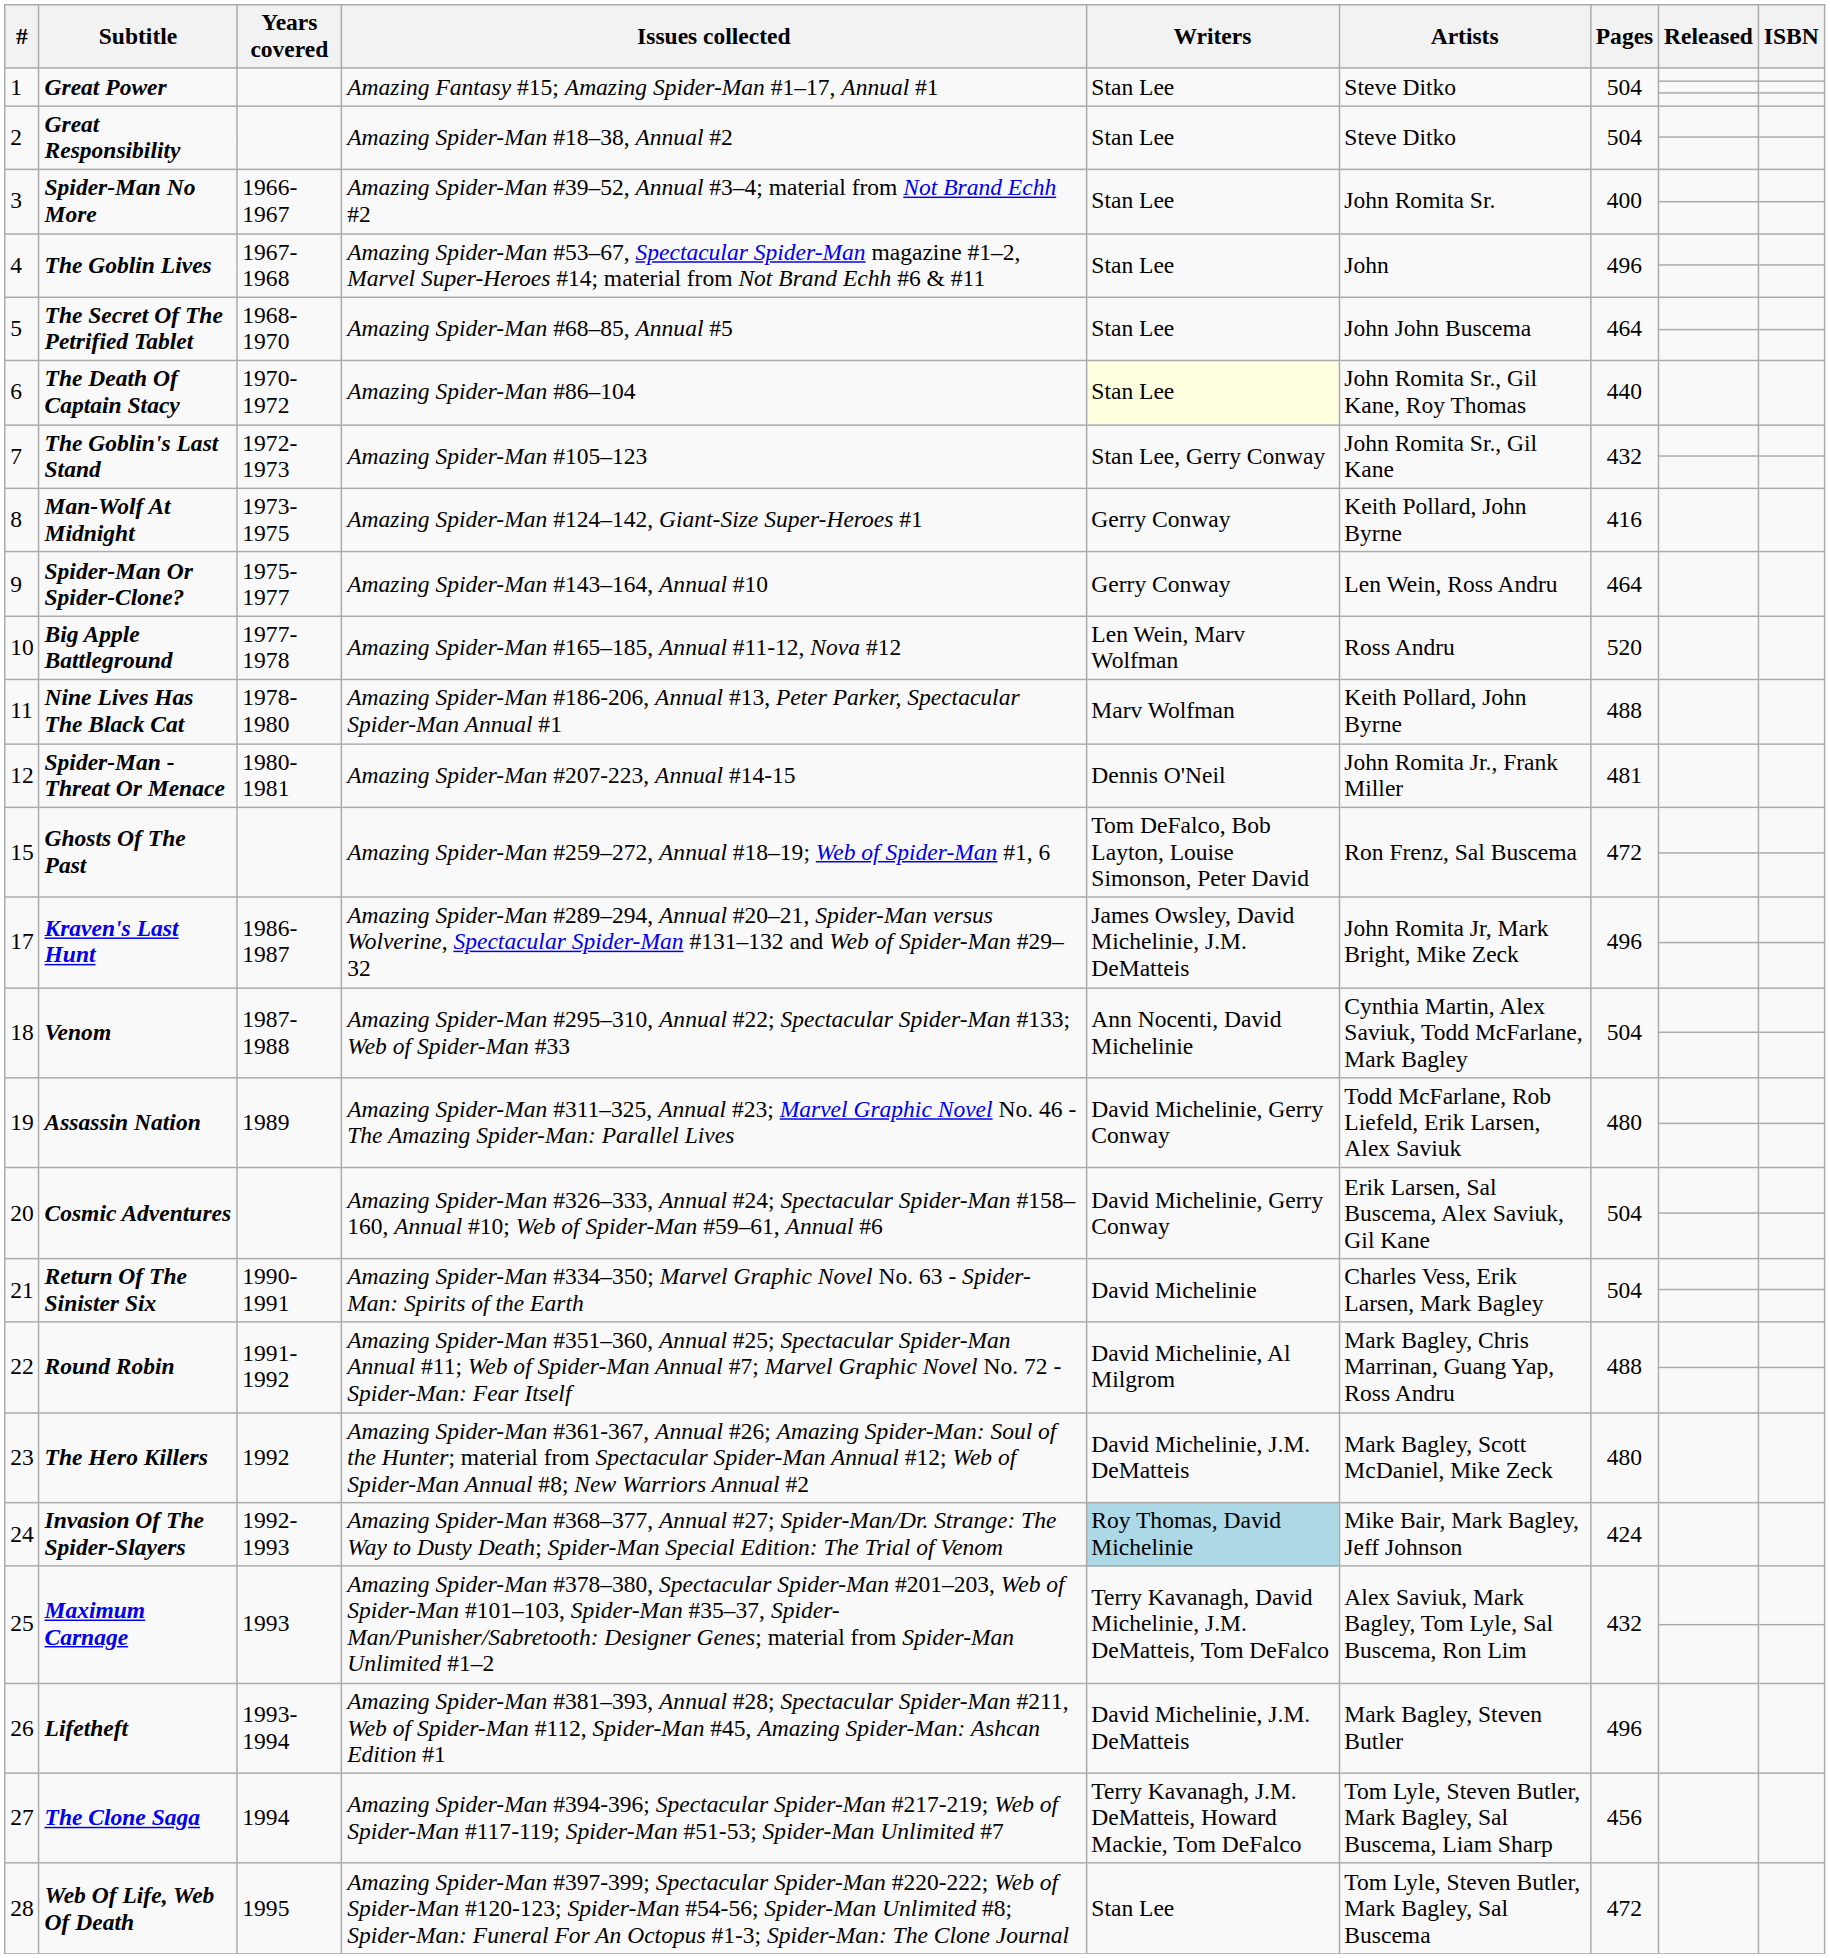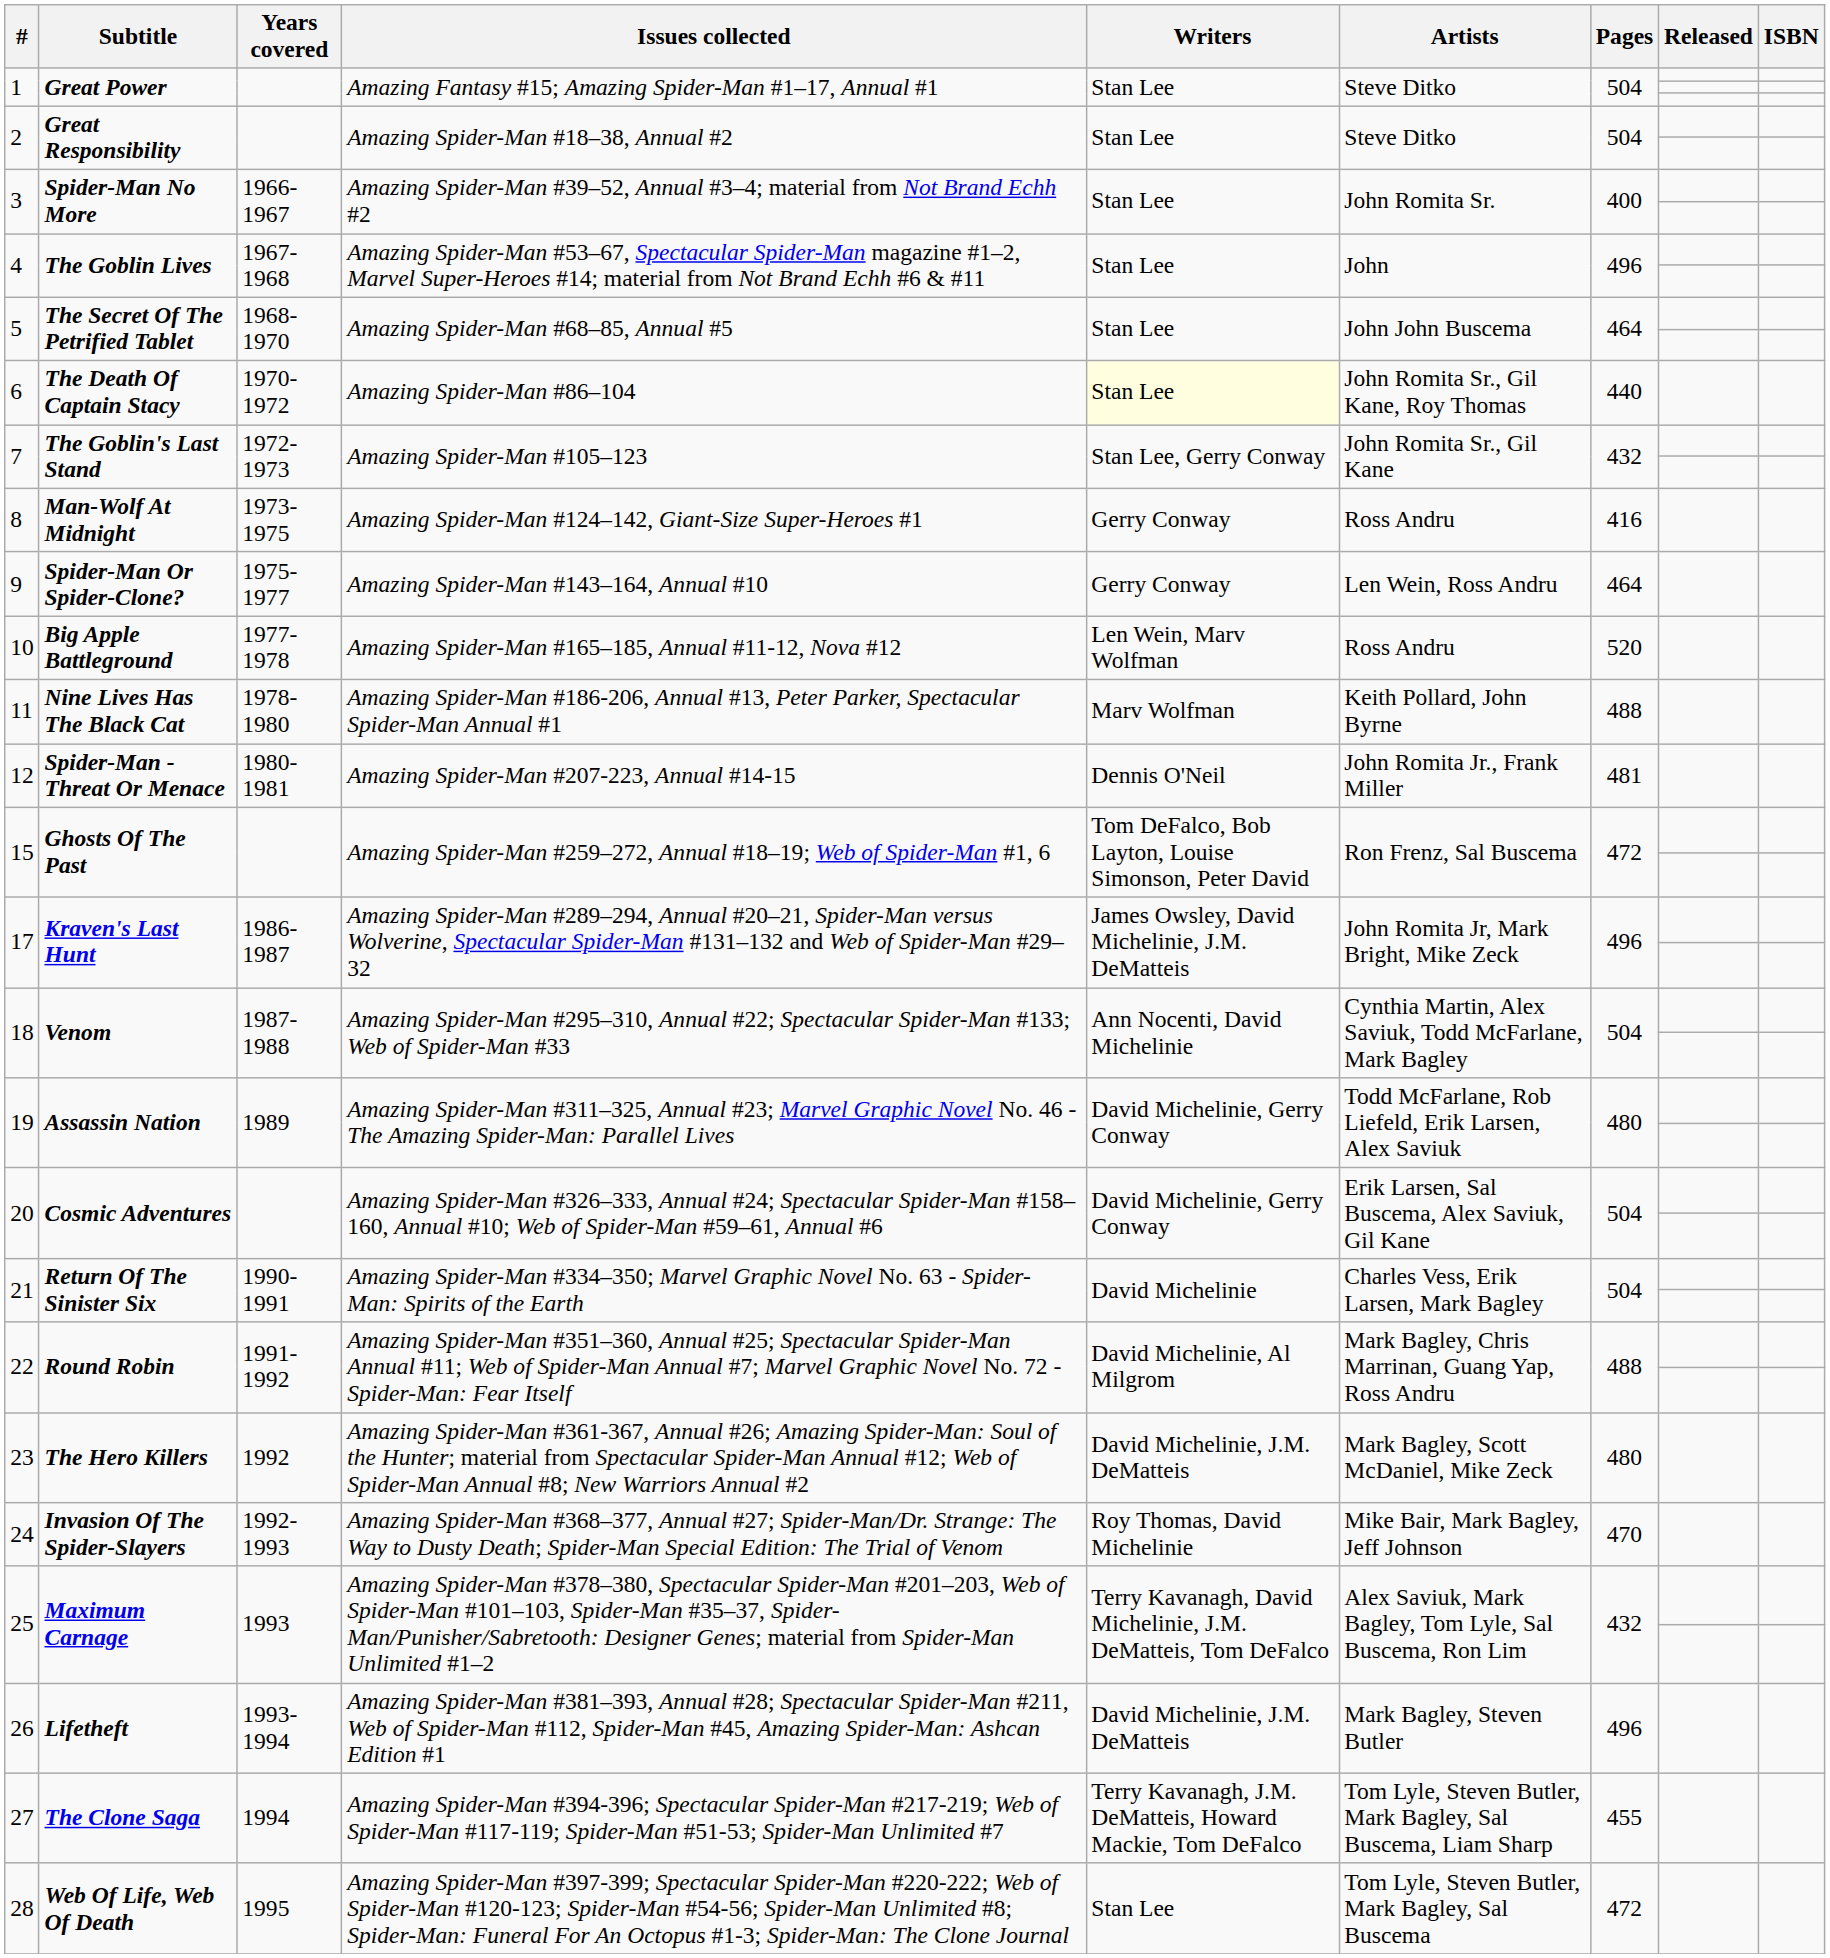(1436, 520) Keith Pollard, John Byrne -> (1400, 520) Ross Andru
(1186, 1534) lightblue background -> (1186, 1534) no background
(1624, 1534) 424 -> (1624, 1534) 470
(1624, 1818) 456 -> (1624, 1818) 455
